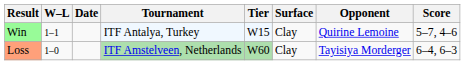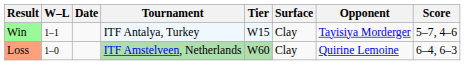(359, 32) Quirine Lemoine -> (365, 32) Tayisiya Morderger
(365, 50) Tayisiya Morderger -> (359, 50) Quirine Lemoine
